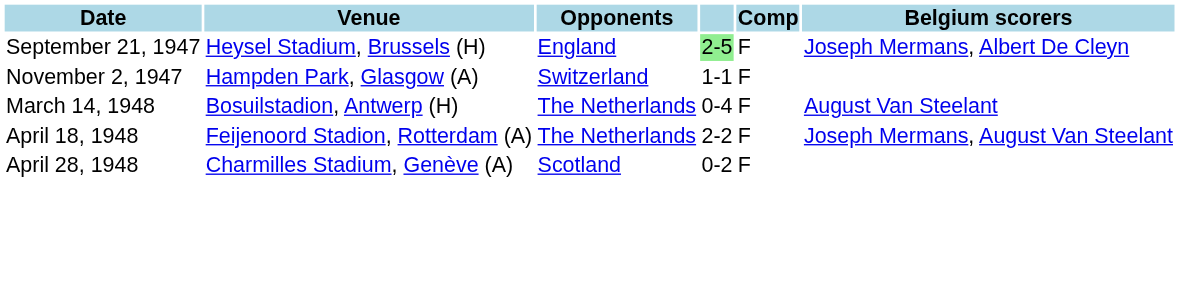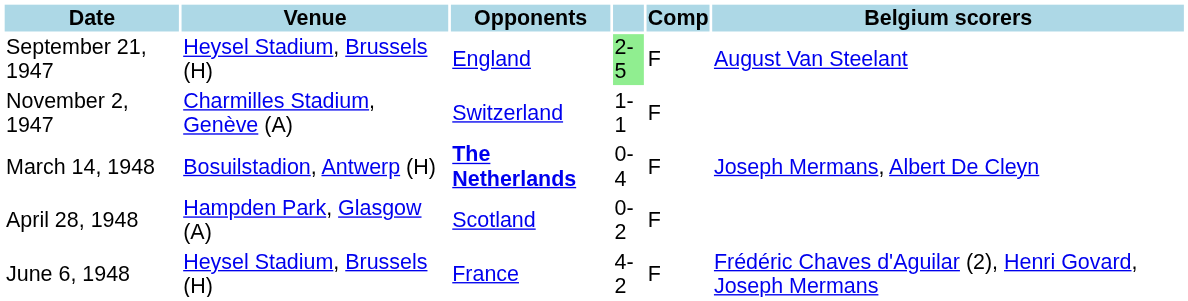(967, 47) Joseph Mermans, Albert De Cleyn -> (811, 59) August Van Steelant
(342, 76) Hampden Park, Glasgow (A) -> (279, 113) Charmilles Stadium, Genève (A)
(617, 106) normal -> (514, 166) bold
(901, 106) August Van Steelant -> (877, 166) Joseph Mermans, Albert De Cleyn
- row: (72, 135)
(359, 165) Charmilles Stadium, Genève (A) -> (302, 220) Hampden Park, Glasgow (A)
+ row: (68, 273)
